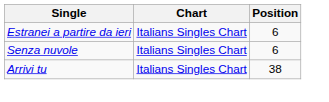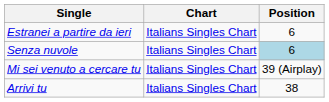(275, 50) no background -> (292, 50) lightblue background
+ row: (74, 69)
